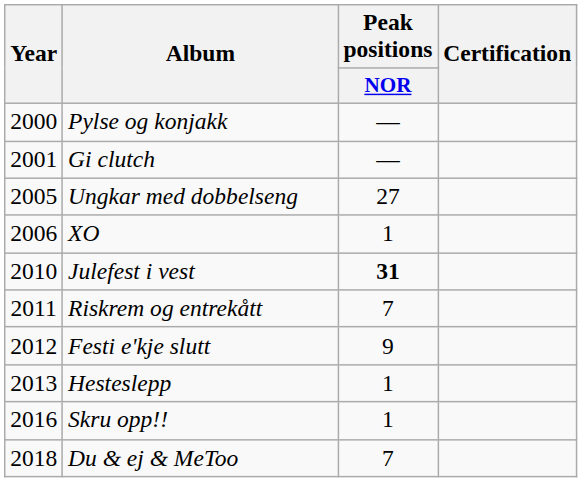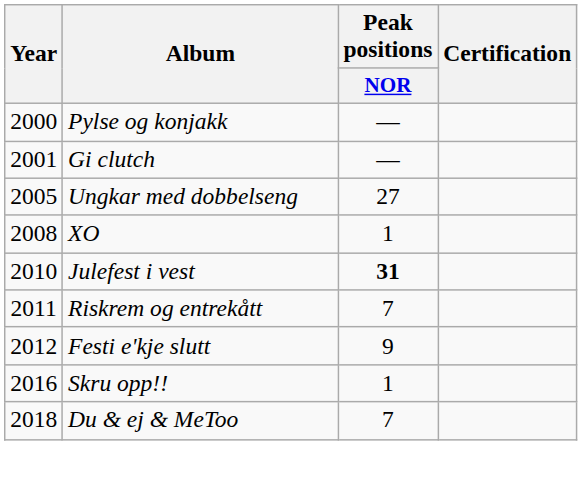(34, 233) 2006 -> (34, 233) 2008
- row: (120, 382)
